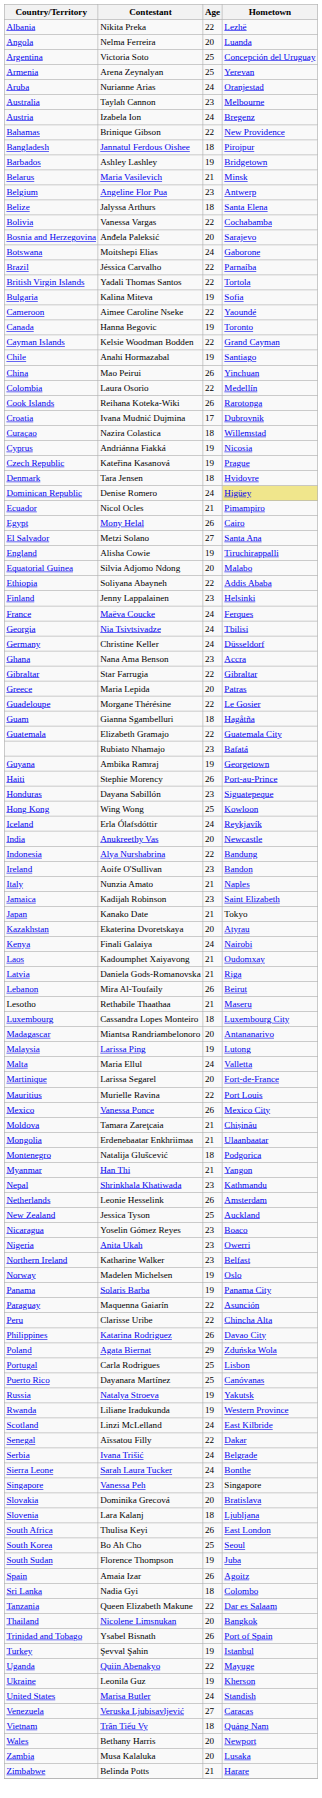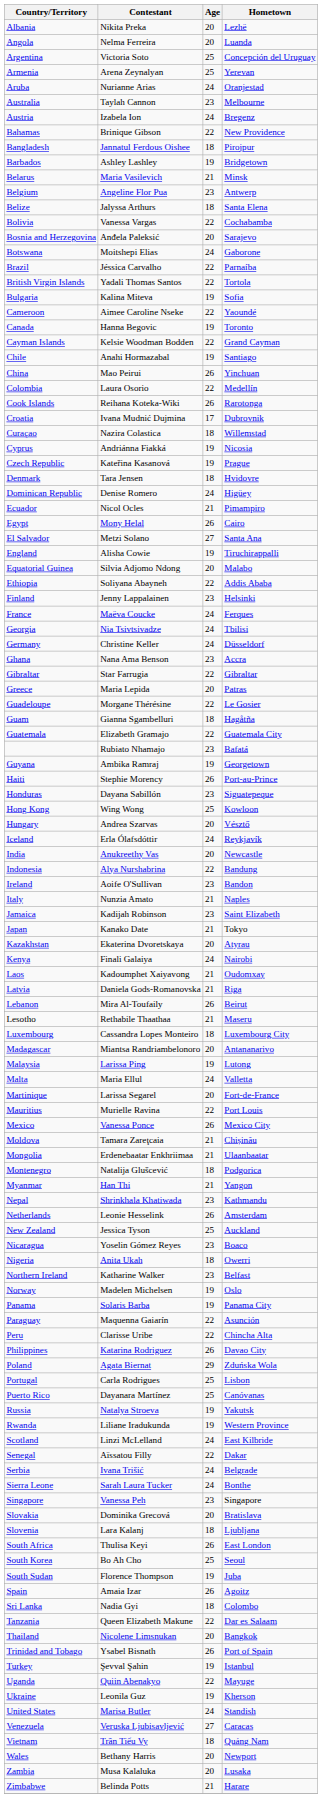(210, 27) 22 -> (210, 27) 20
(238, 493) khaki background -> (238, 493) no background
+ row: (22, 824)
(210, 1245) 23 -> (210, 1260) 18
